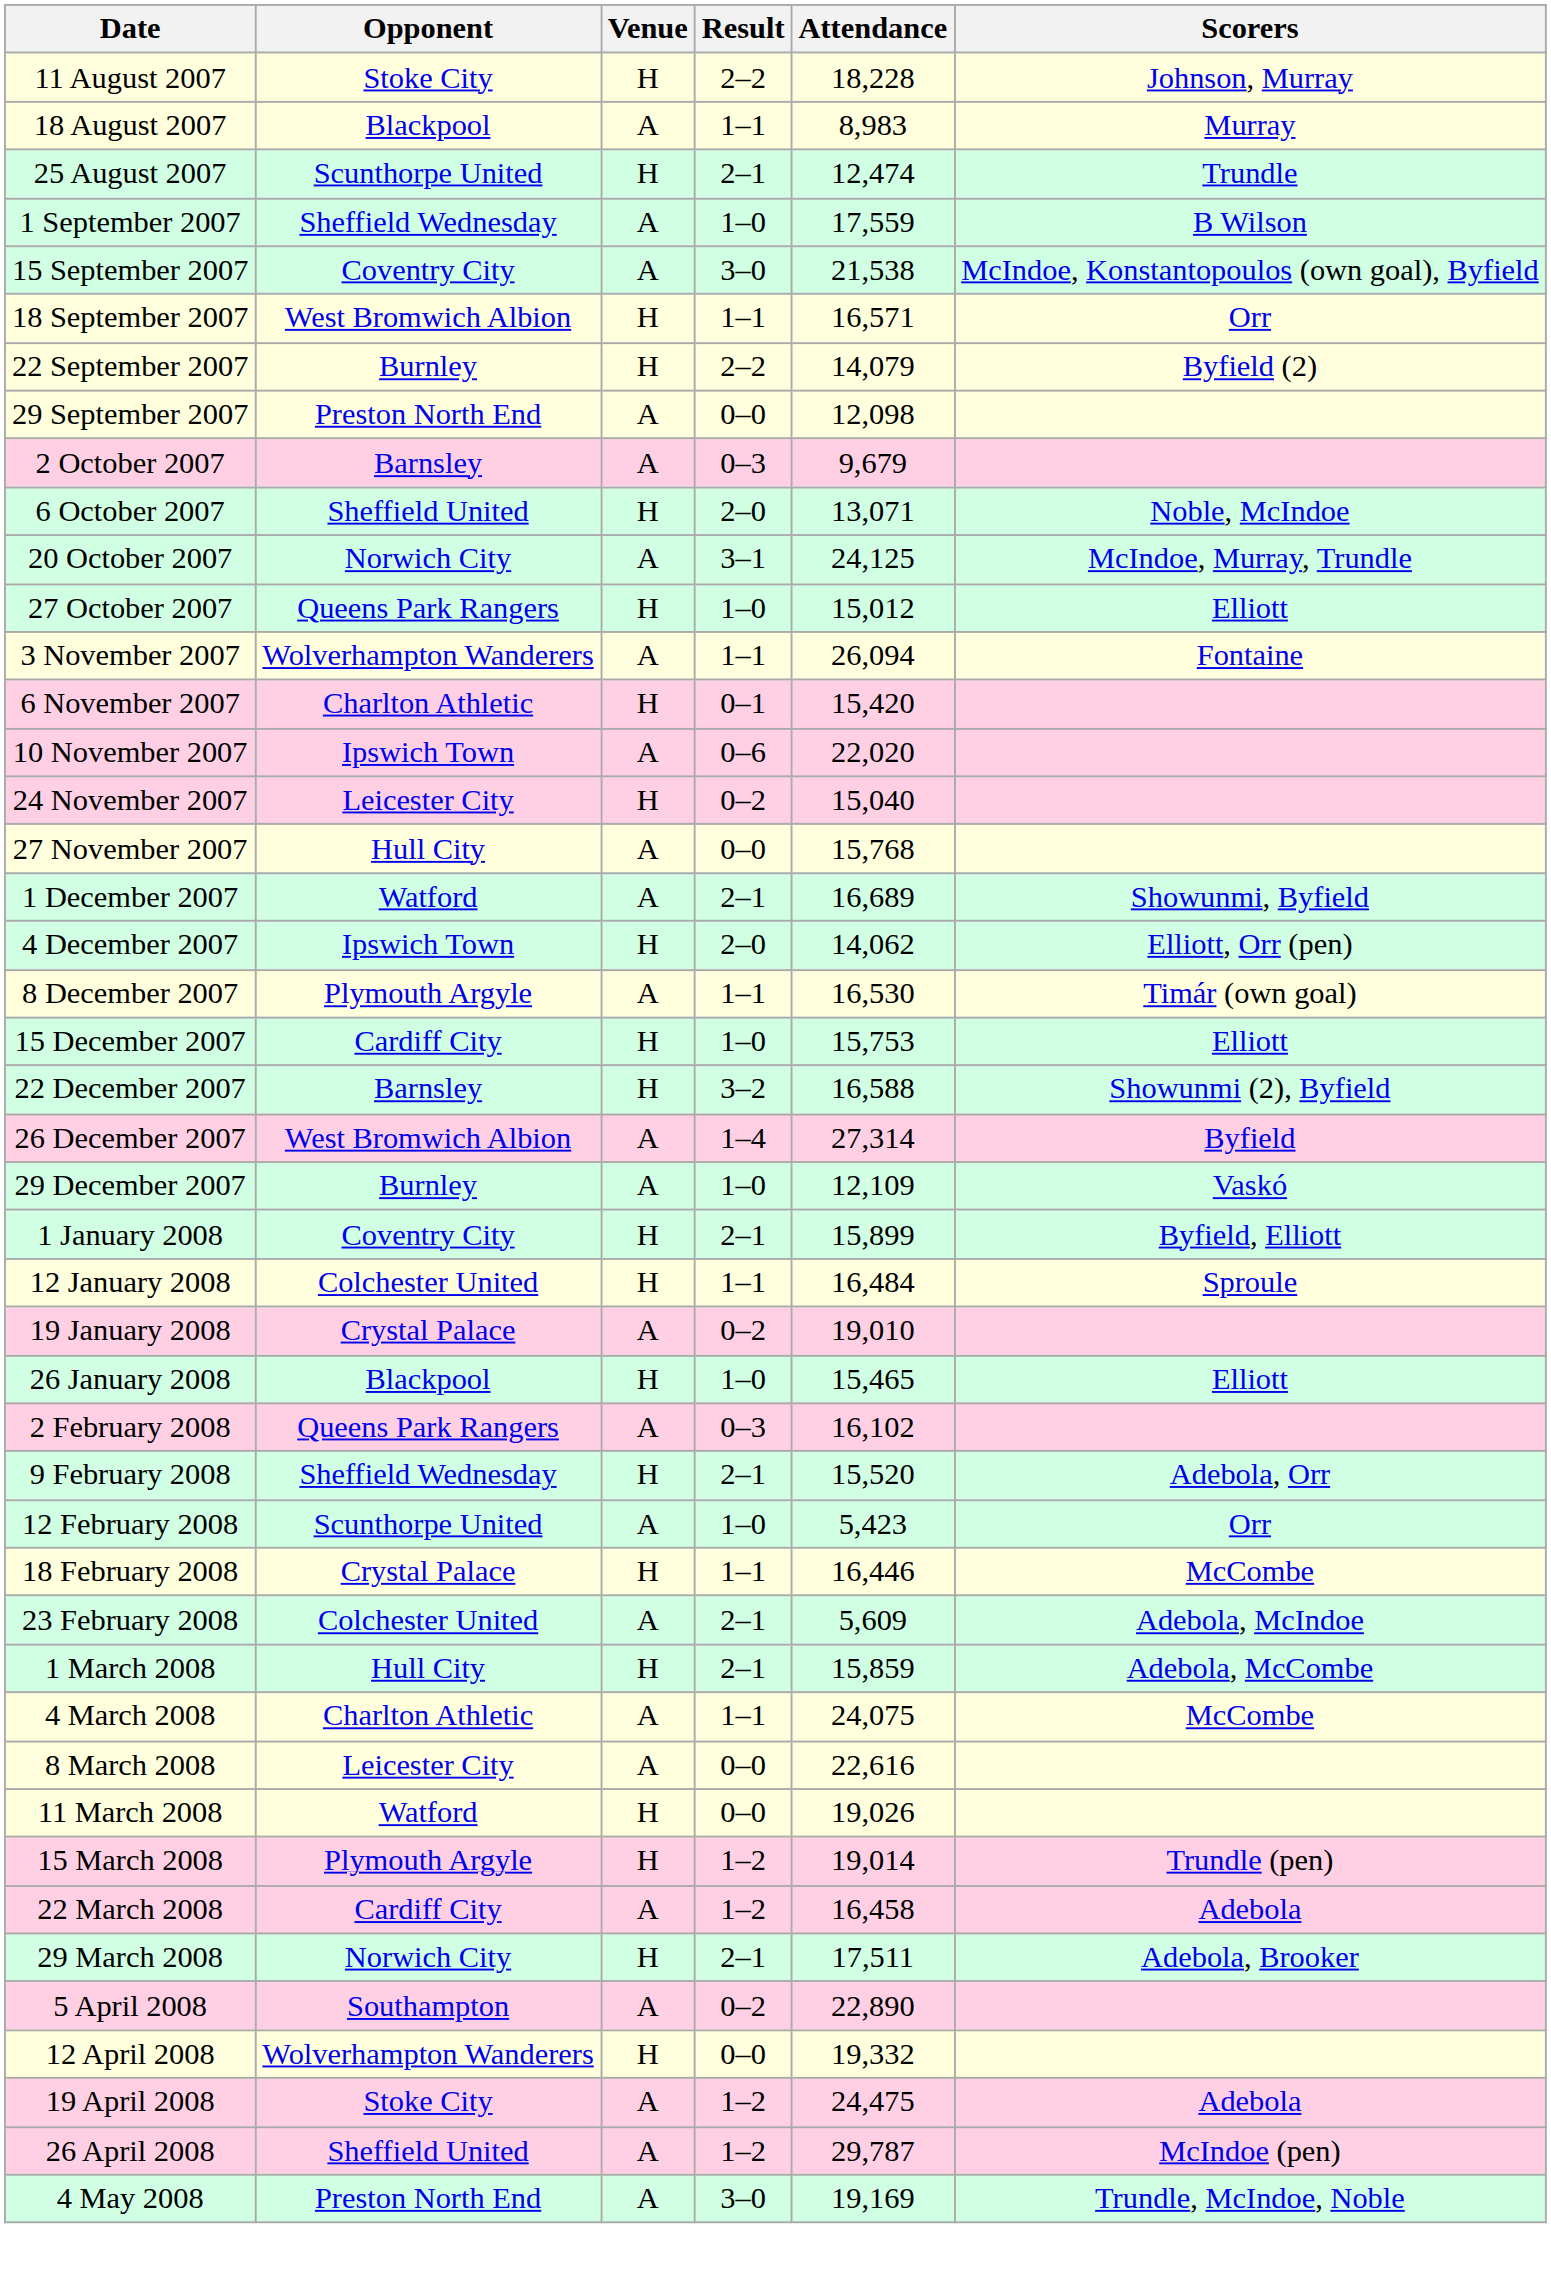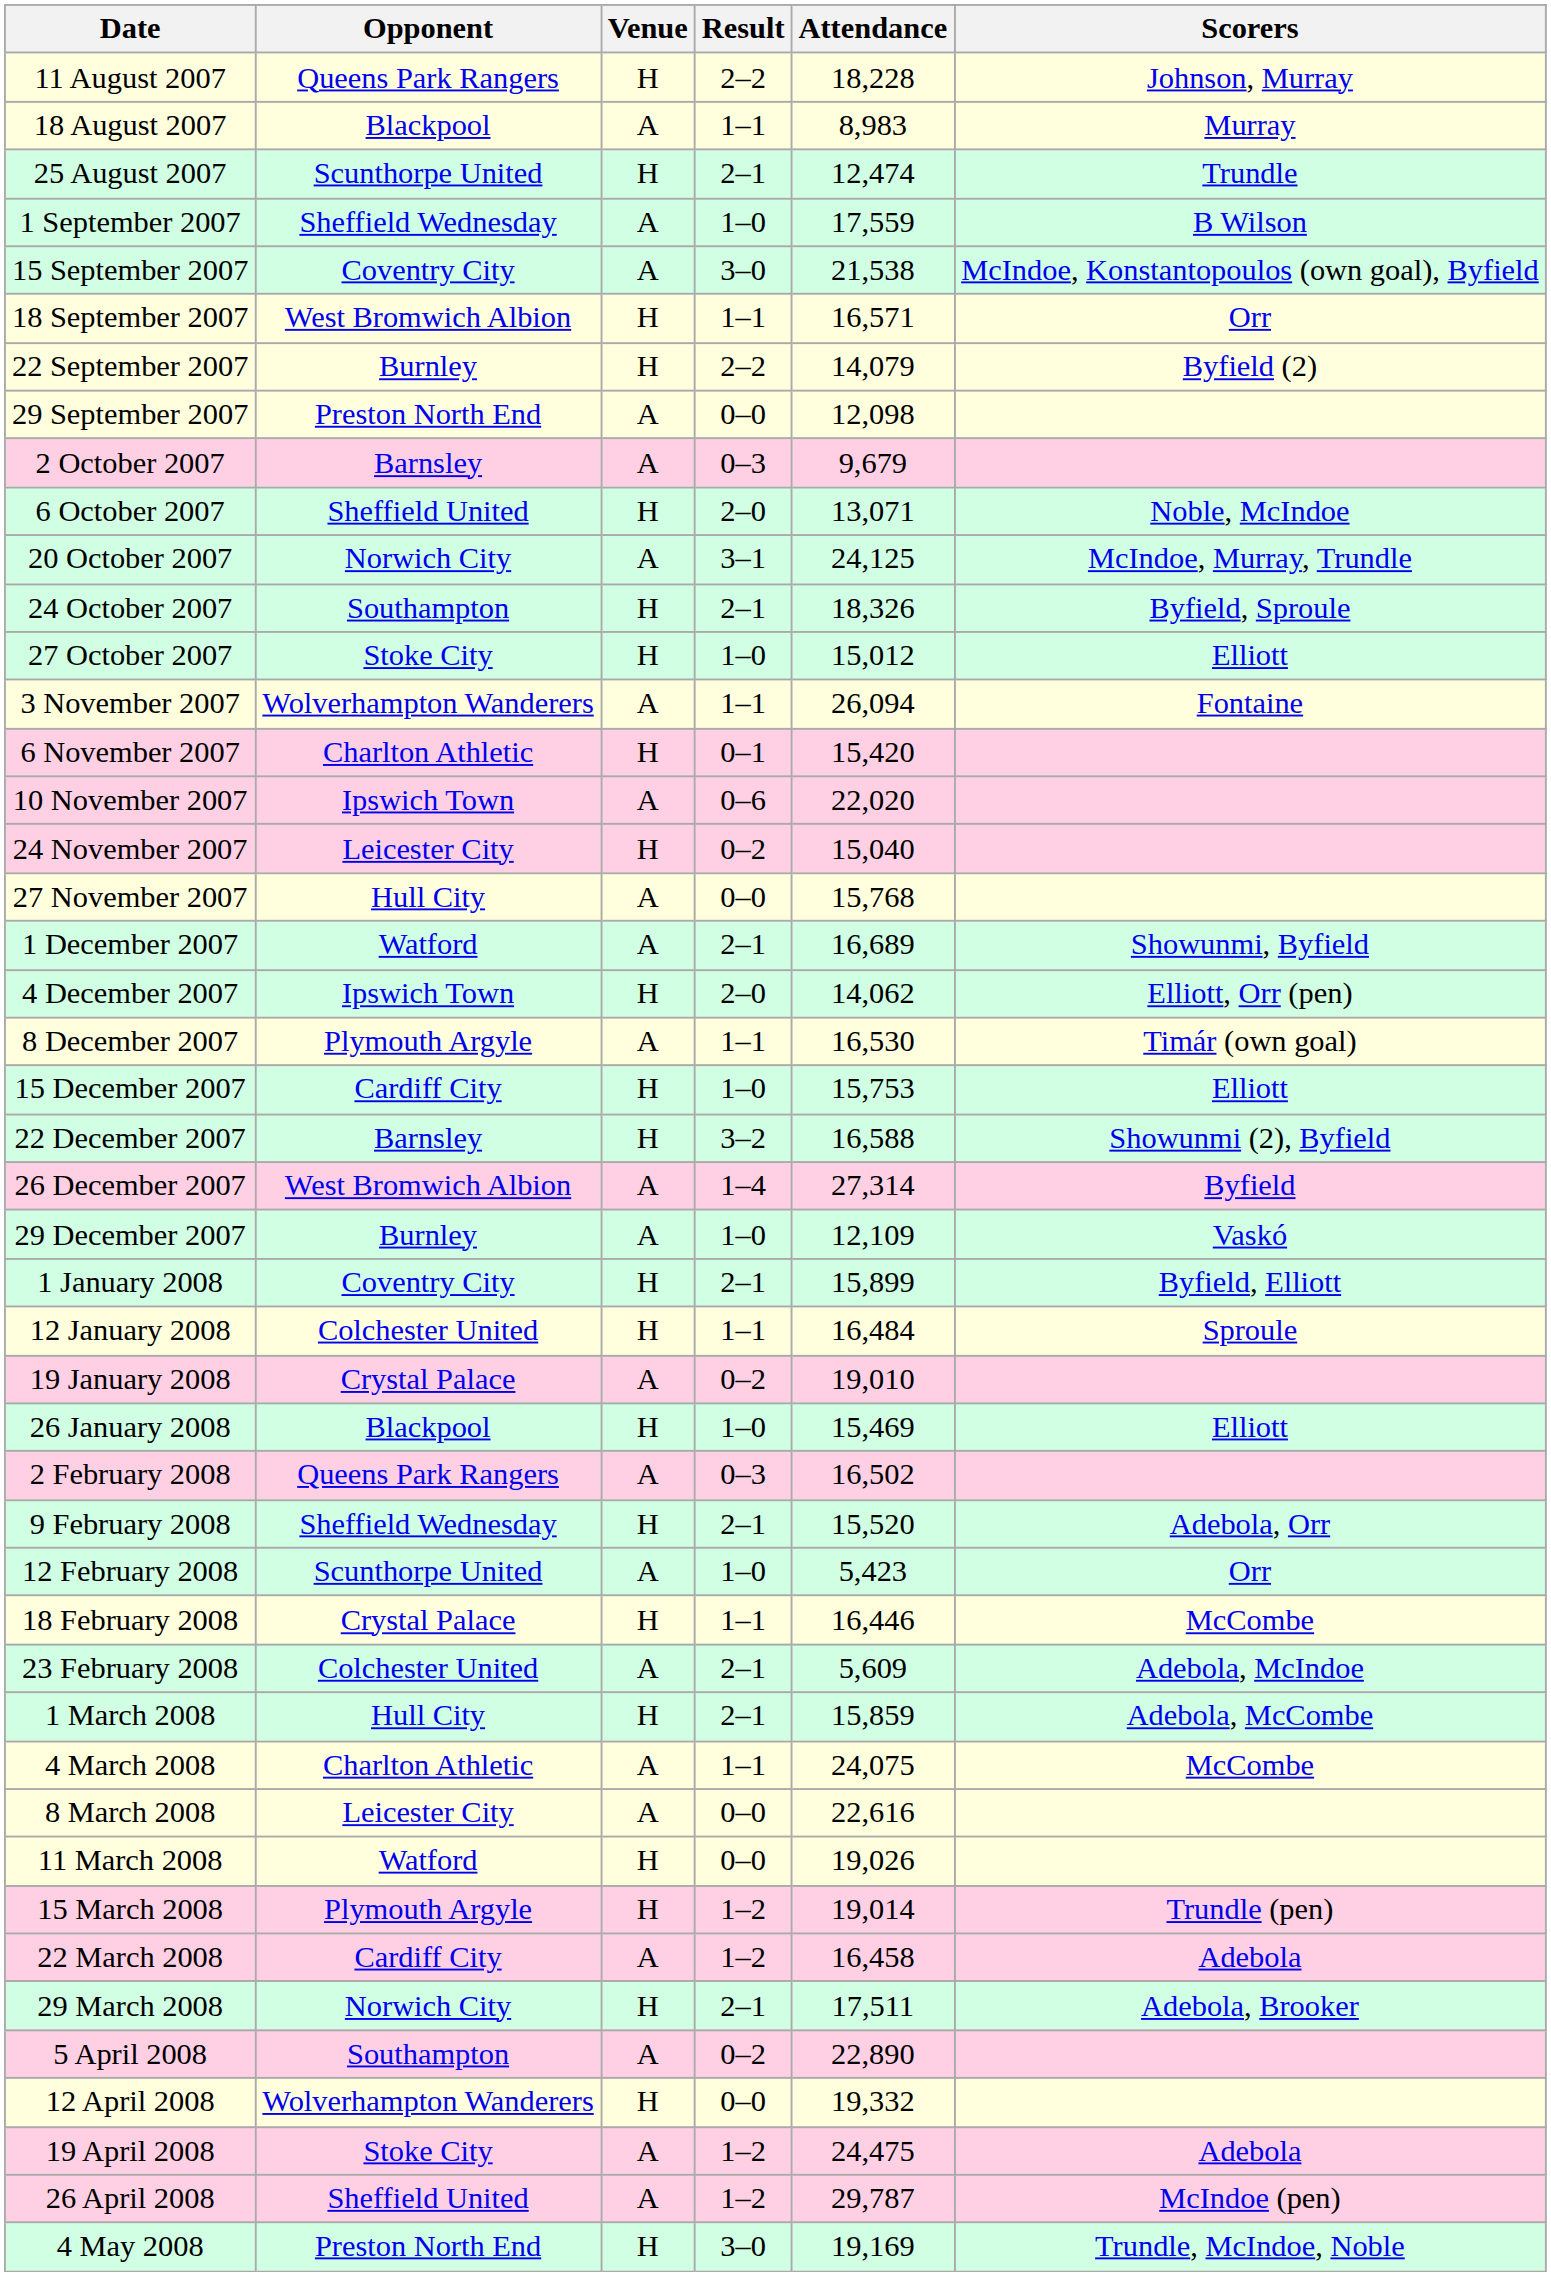(428, 76) Stoke City -> (428, 76) Queens Park Rangers
+ row: (130, 607)
(428, 607) Queens Park Rangers -> (428, 655) Stoke City
(873, 1378) 15,465 -> (873, 1426) 15,469
(873, 1426) 16,102 -> (873, 1474) 16,502
(648, 2198) A -> (648, 2246) H
